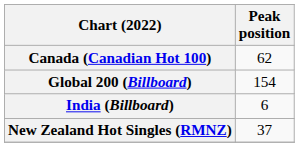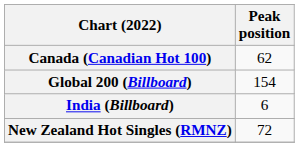(265, 130) 37 -> (265, 130) 72
